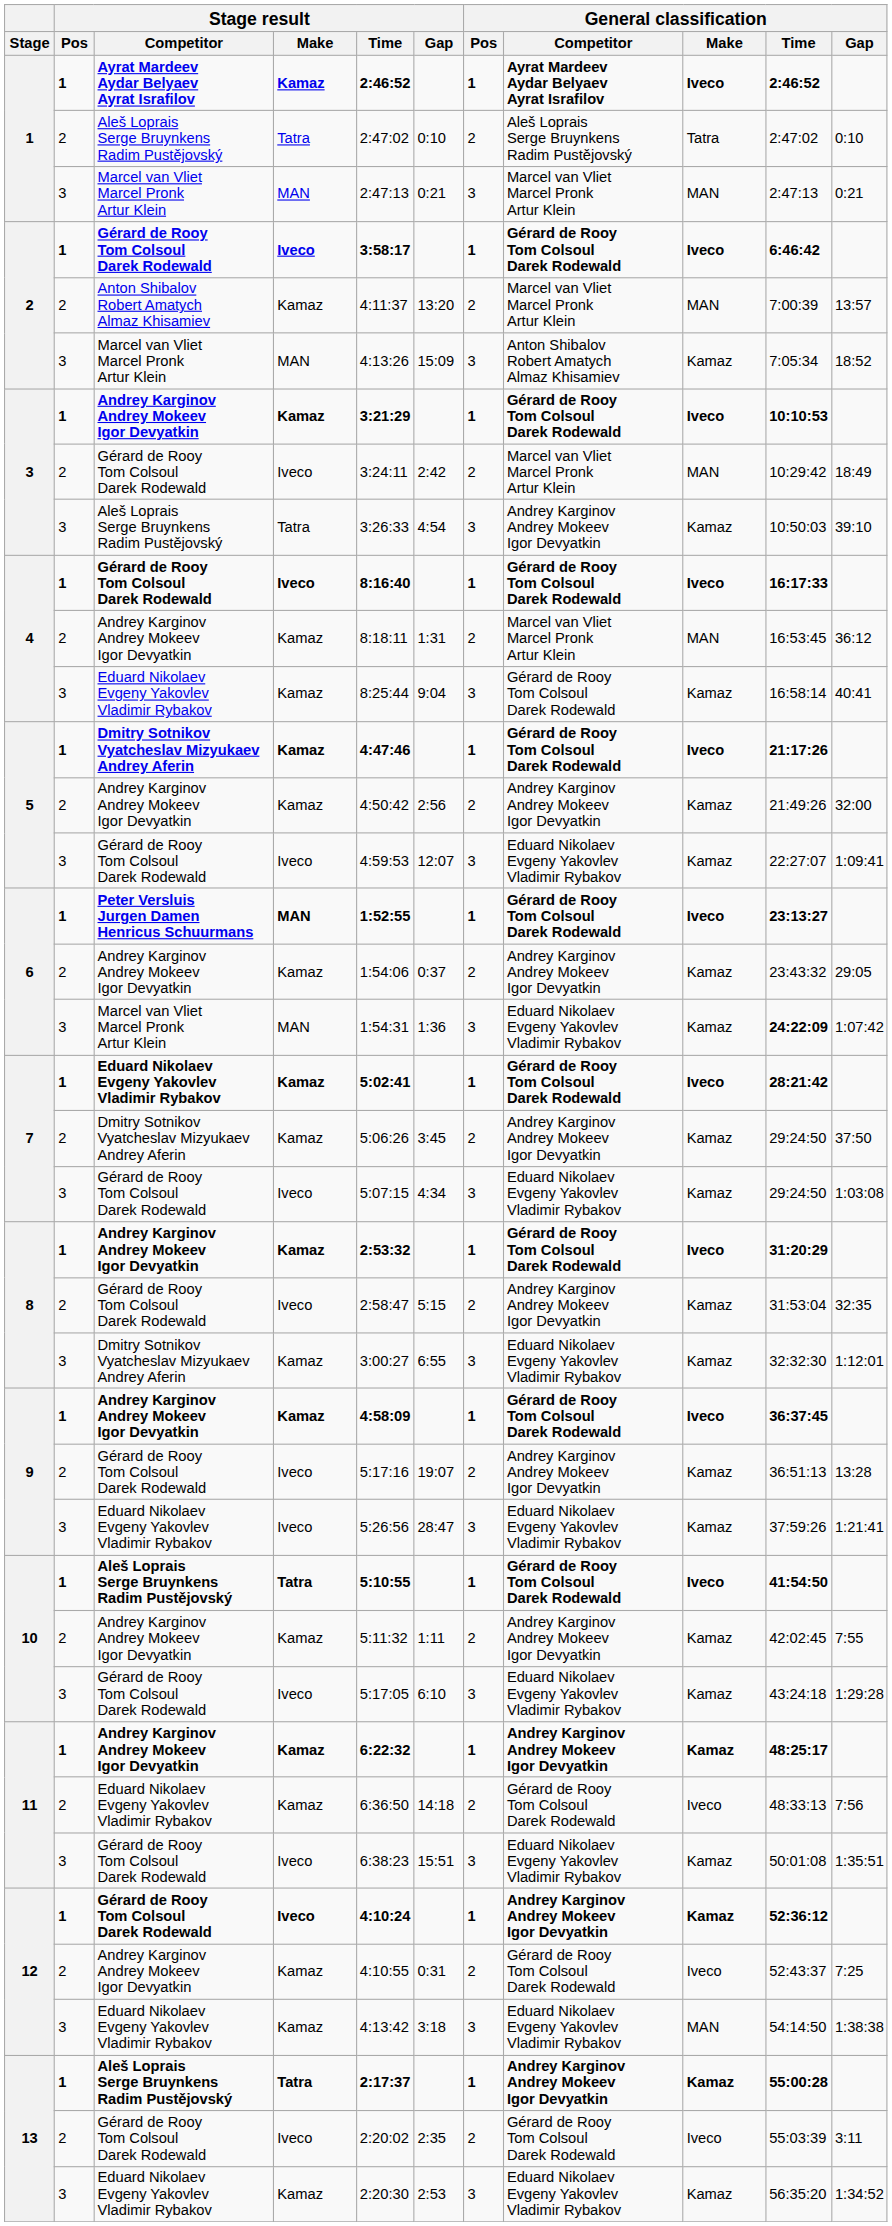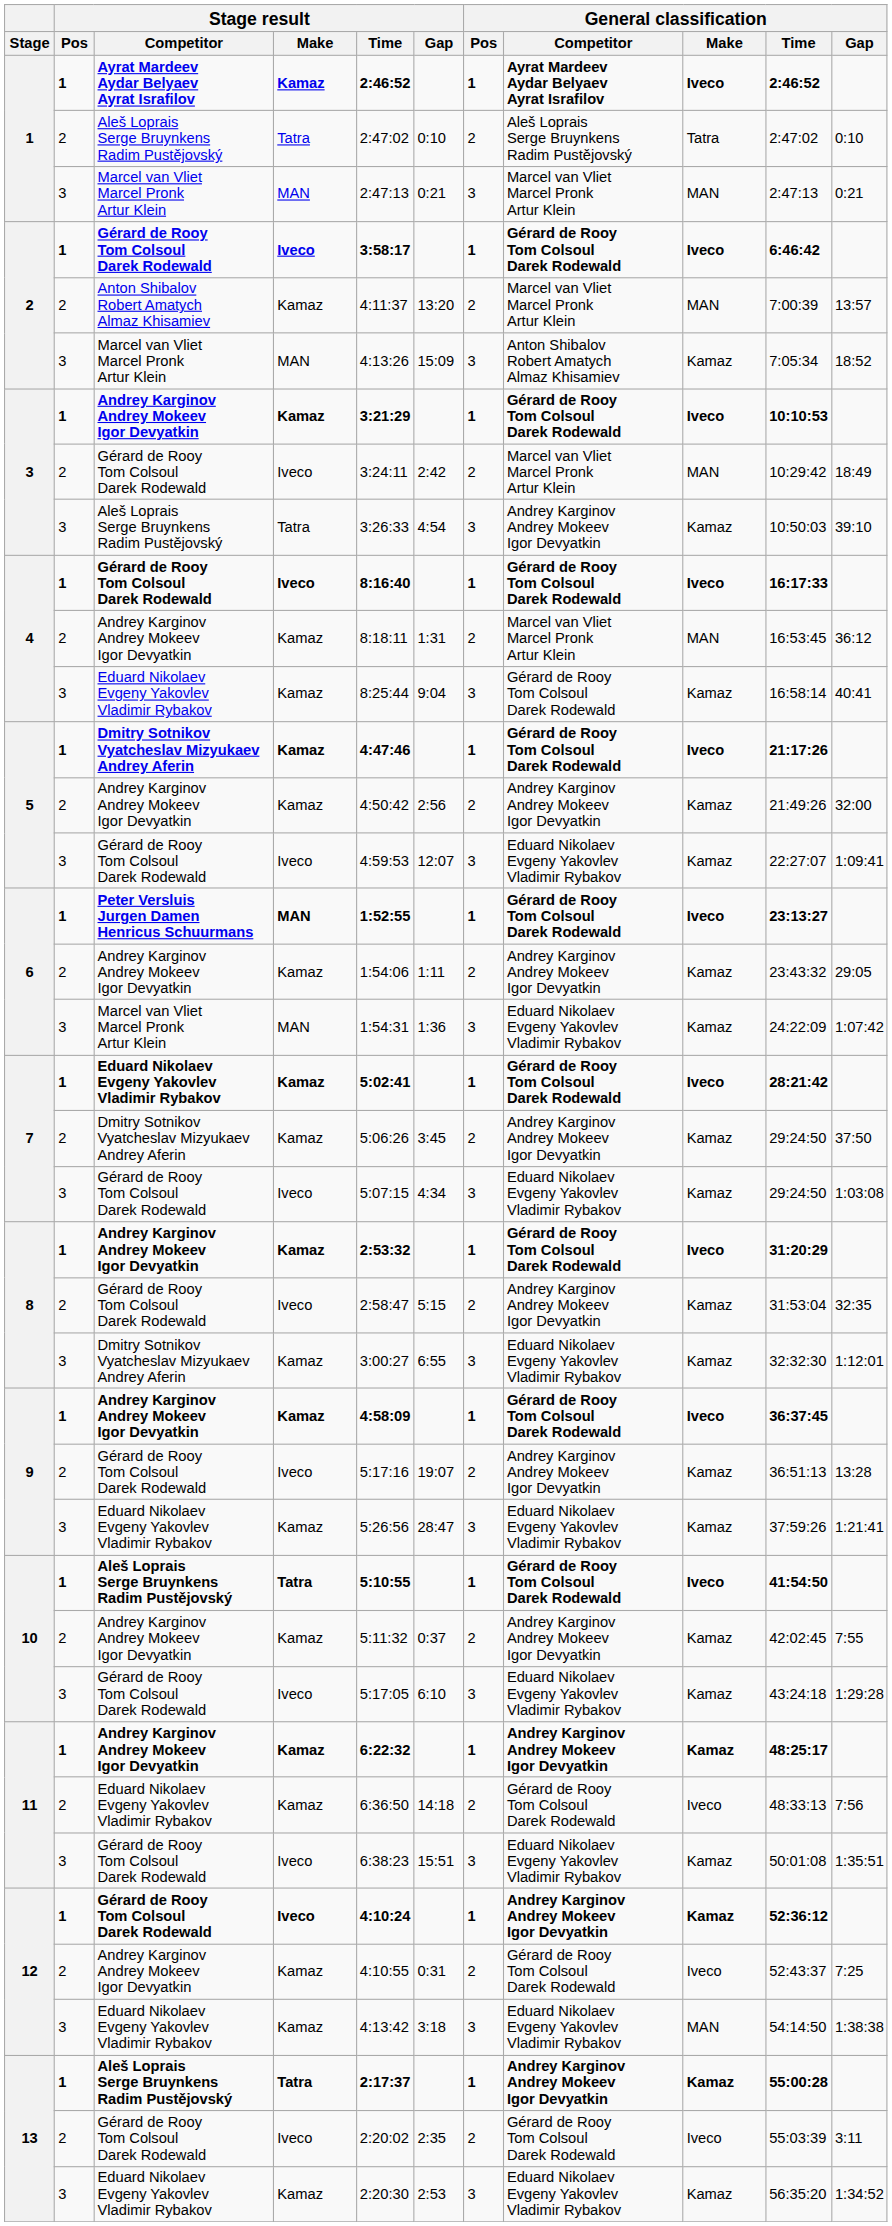(432, 971) 0:37 -> (431, 971) 1:11
(799, 1027) bold -> (798, 1027) normal
(295, 1527) Iveco -> (300, 1527) Kamaz
(431, 1638) 1:11 -> (432, 1638) 0:37
